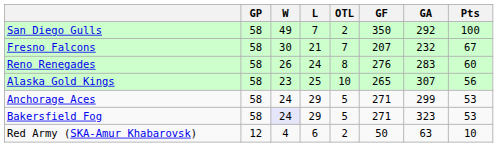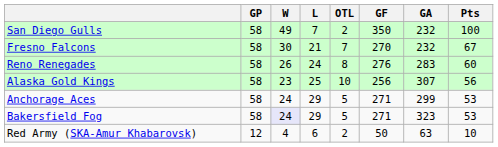(426, 30) 292 -> (426, 30) 232
(382, 47) 207 -> (382, 47) 270
(382, 82) 265 -> (382, 82) 256
